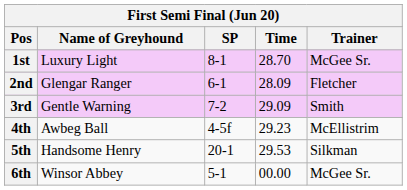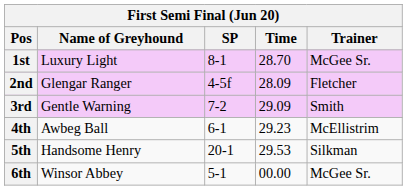(217, 83) 6-1 -> (220, 83) 4-5f
(220, 128) 4-5f -> (217, 128) 6-1
